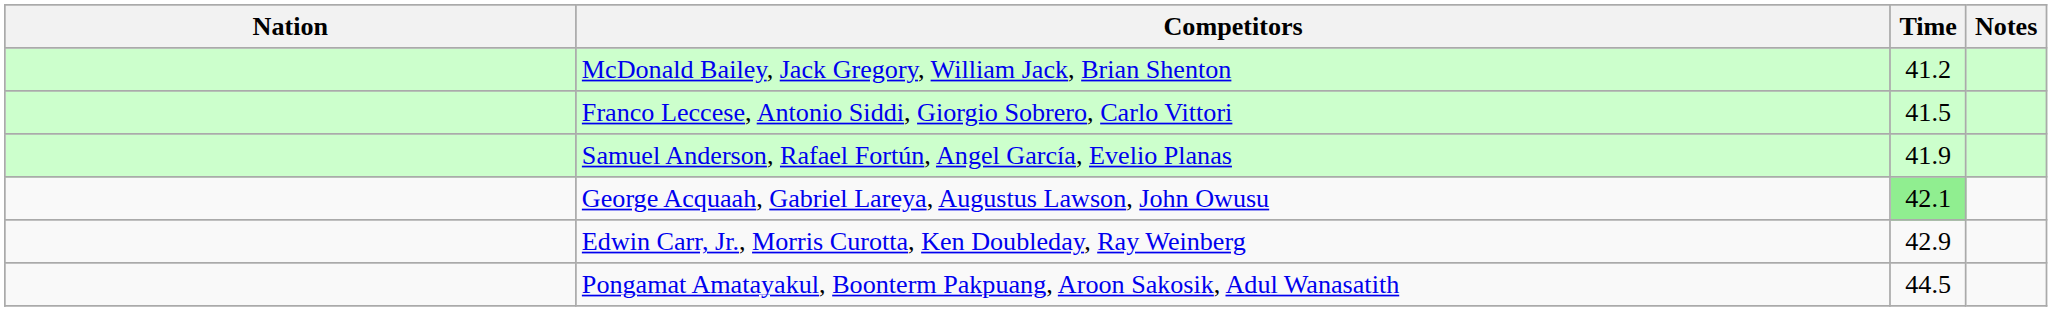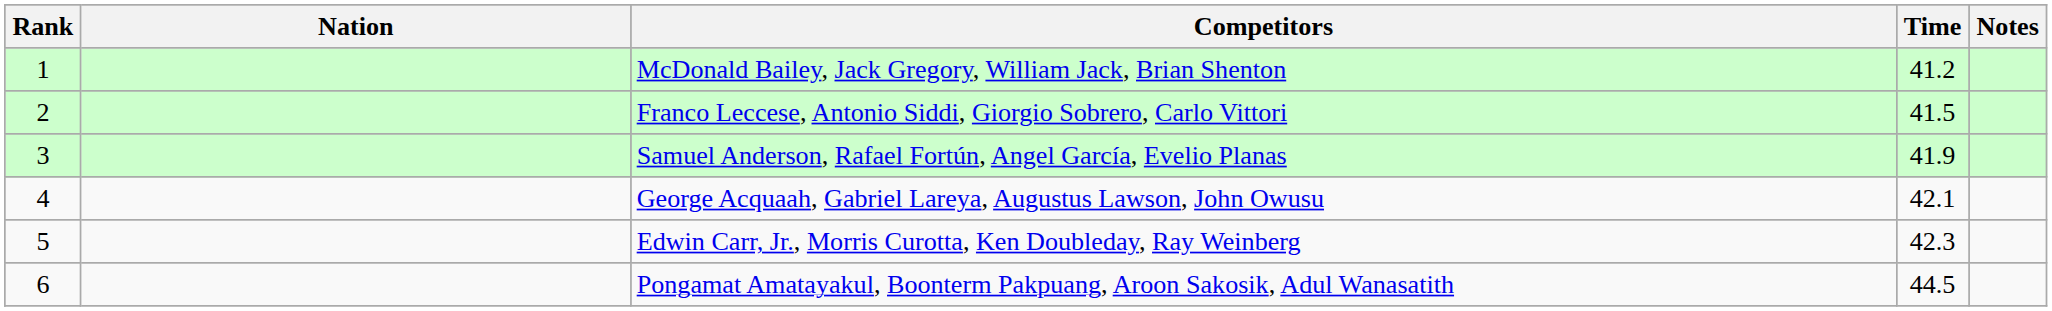+ column: (43, 26)
(1928, 198) lightgreen background -> (1933, 198) no background
(1928, 241) 42.9 -> (1933, 241) 42.3
